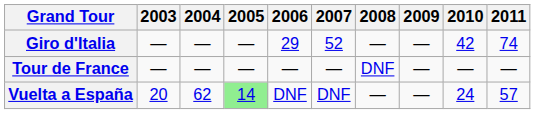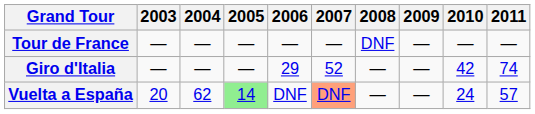rows swapped: (71, 43) <-> (71, 69)
(334, 95) no background -> (334, 95) lightsalmon background
